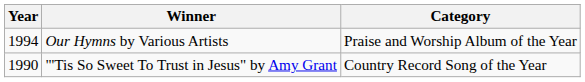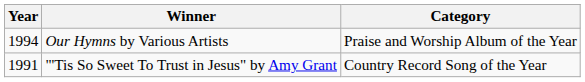(23, 64) 1990 -> (23, 64) 1991
